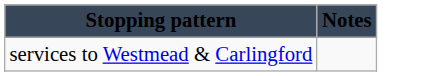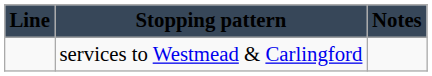+ column: (30, 20)
